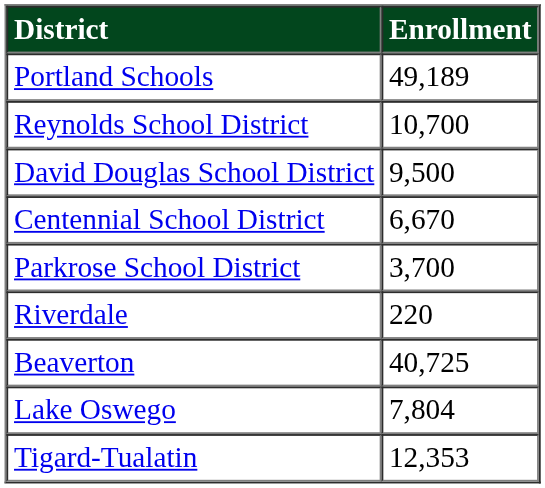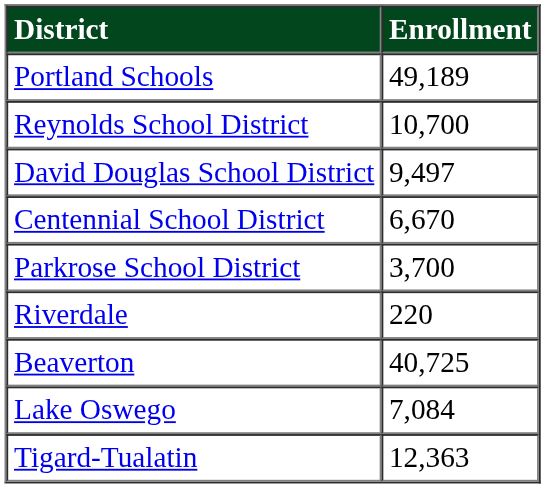(422, 171) 9,500 -> (422, 171) 9,497
(422, 409) 7,804 -> (422, 409) 7,084
(429, 457) 12,353 -> (429, 457) 12,363
